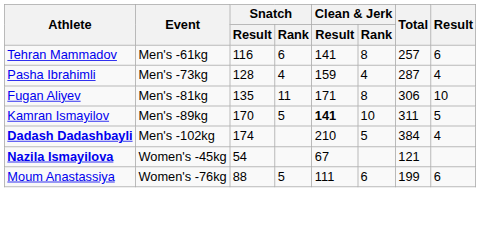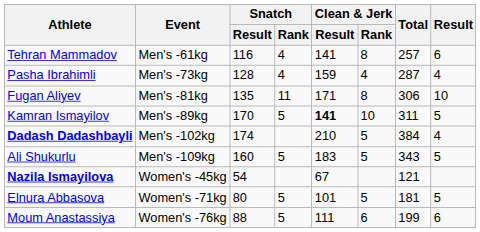(281, 55) 6 -> (281, 55) 4
+ row: (42, 156)
+ row: (56, 197)
